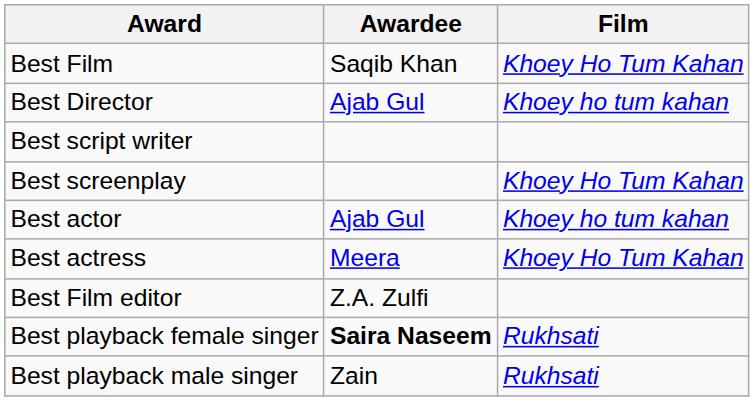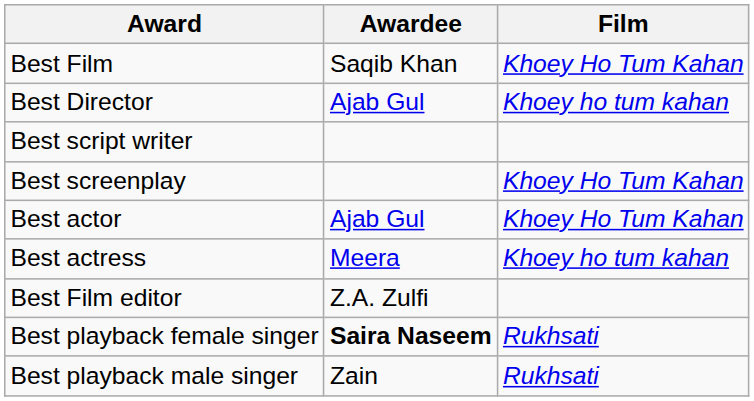(616, 219) Khoey ho tum kahan -> (623, 219) Khoey Ho Tum Kahan
(623, 258) Khoey Ho Tum Kahan -> (616, 258) Khoey ho tum kahan
